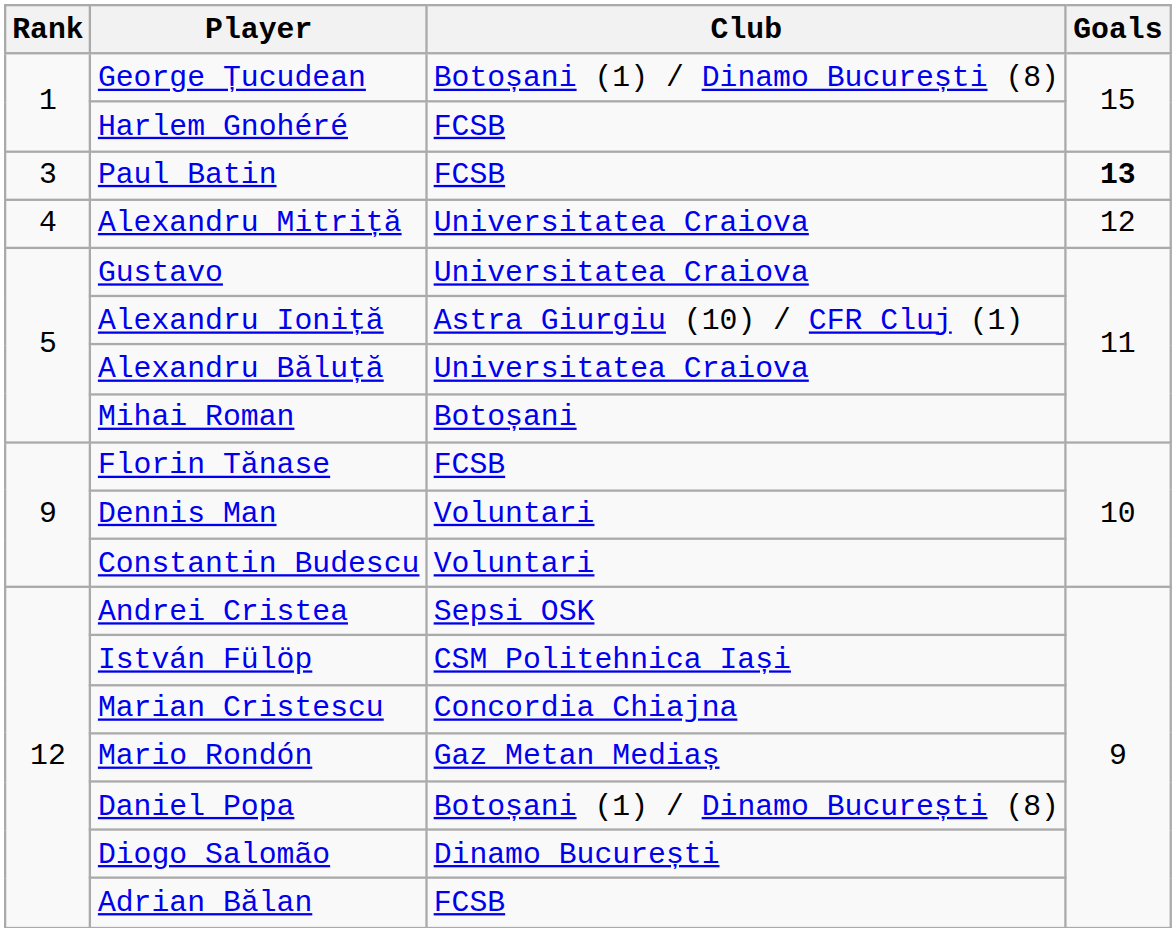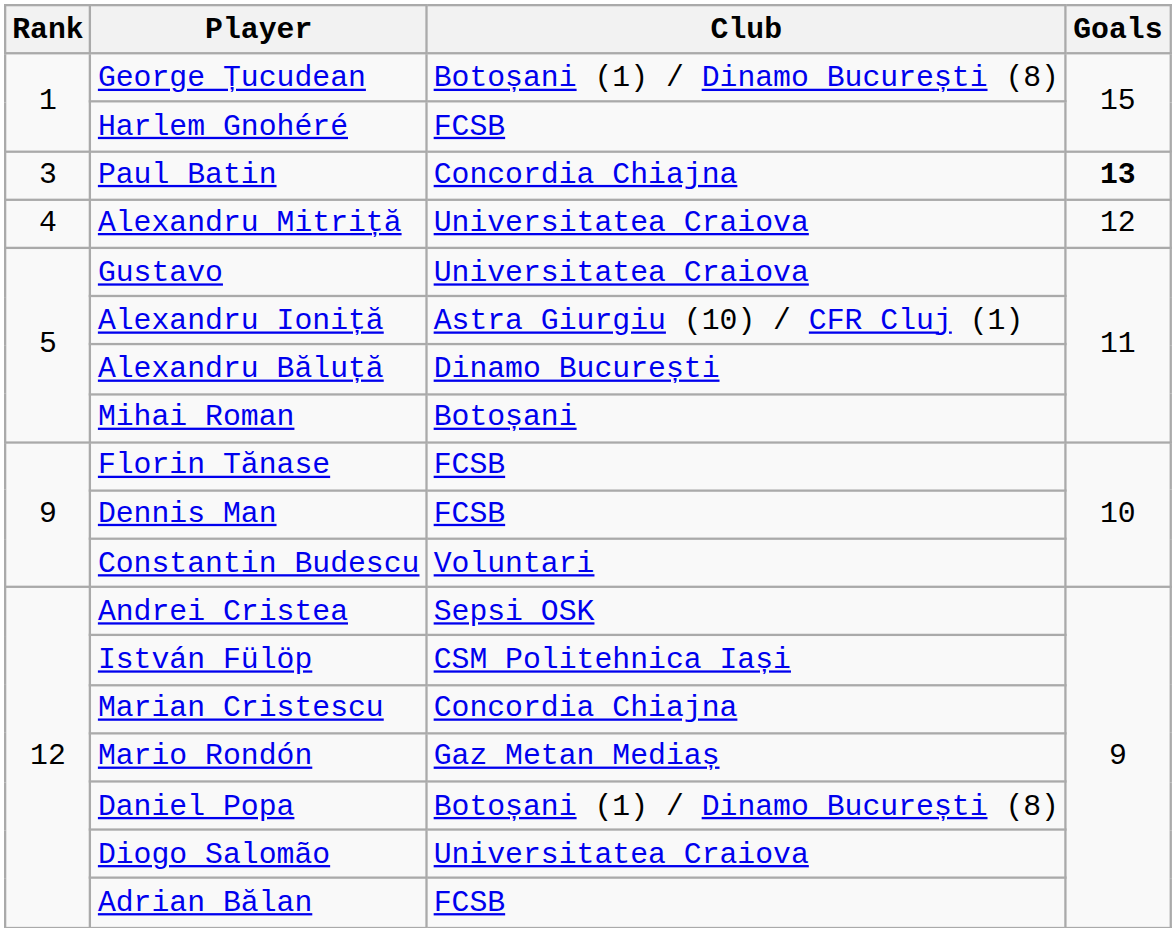(469, 175) FCSB -> (586, 175) Concordia Chiajna
(621, 369) Universitatea Craiova -> (577, 369) Dinamo București
(514, 515) Voluntari -> (469, 515) FCSB
(577, 854) Dinamo București -> (621, 854) Universitatea Craiova
